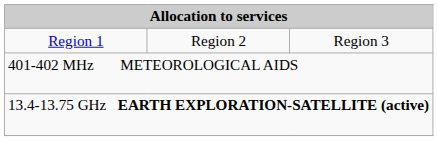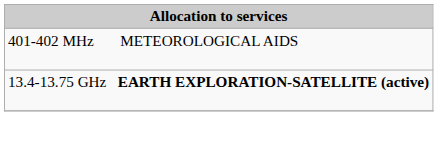- row: (76, 40)
